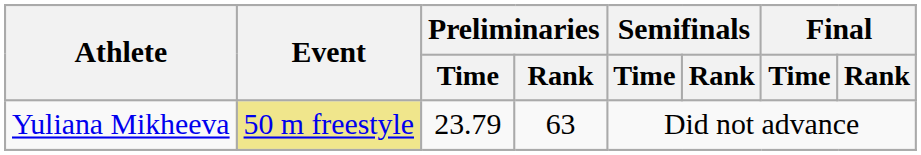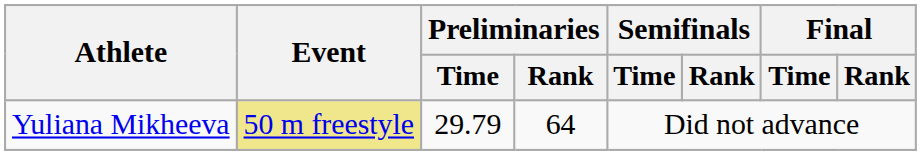(468, 125) 23.79 -> (468, 125) 29.79
(561, 125) 63 -> (561, 125) 64
